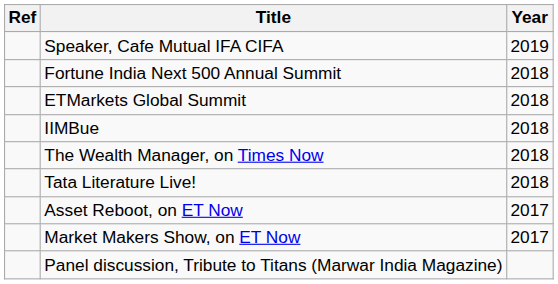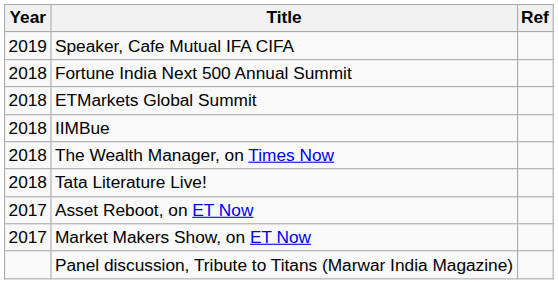columns swapped: (530, 18) <-> (22, 18)
